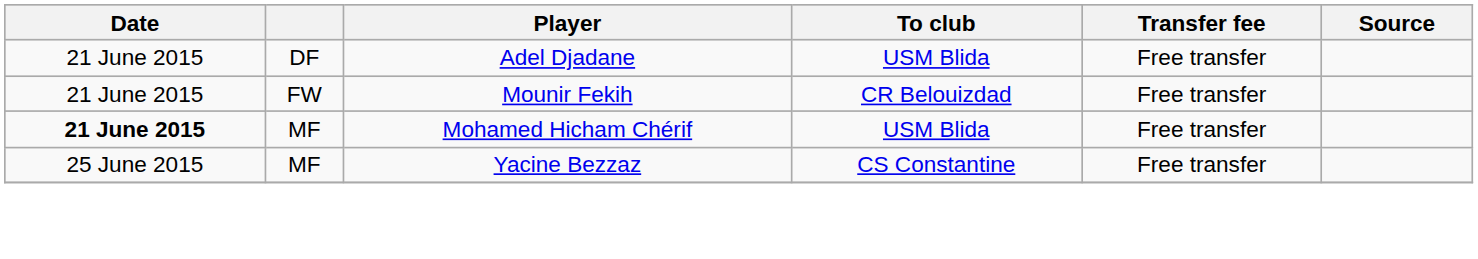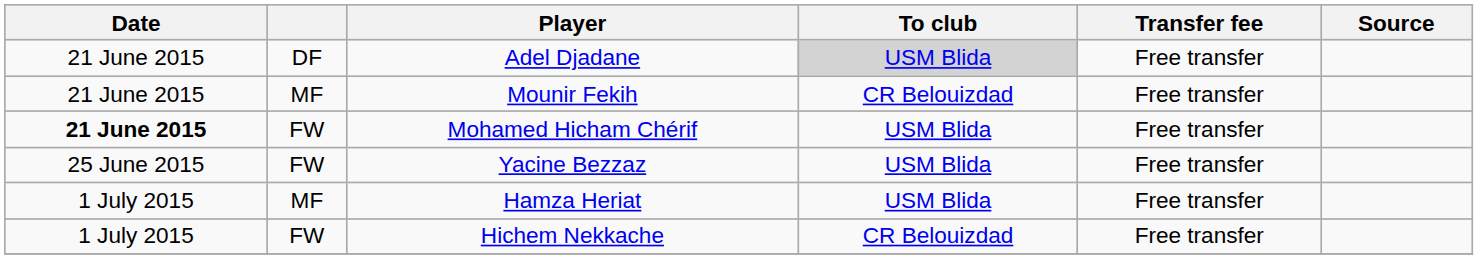(936, 58) no background -> (938, 58) lightgrey background
(304, 93) FW -> (307, 93) MF
(304, 129) MF -> (307, 129) FW
(304, 165) MF -> (307, 165) FW
(936, 165) CS Constantine -> (938, 165) USM Blida
+ row: (572, 200)
+ row: (572, 236)
